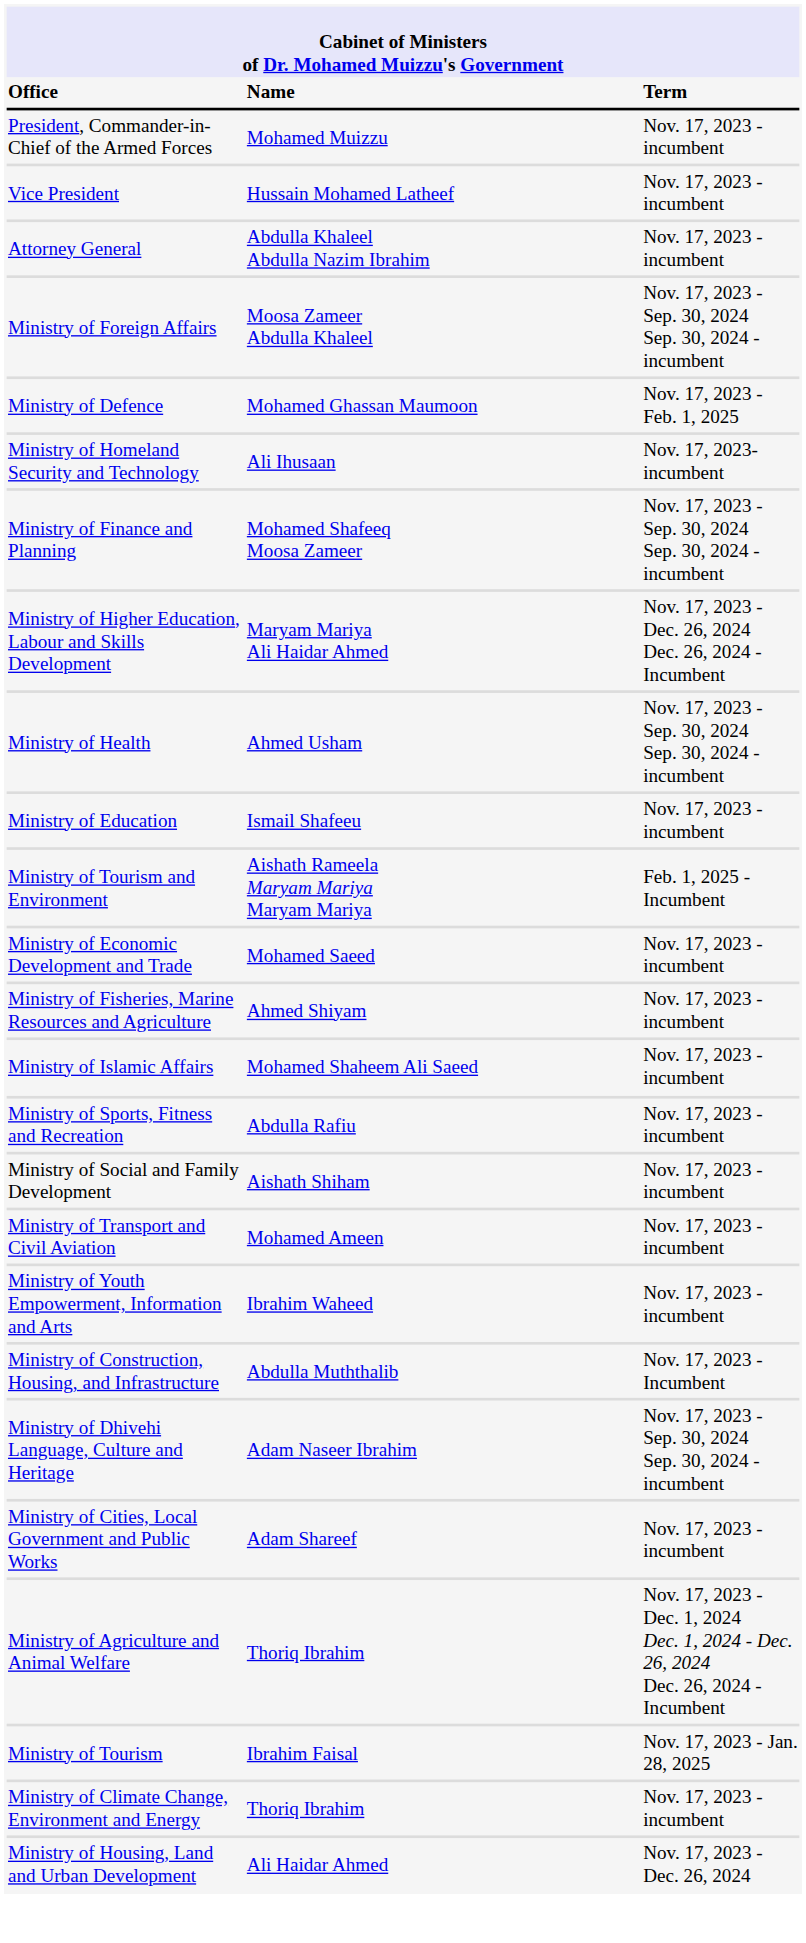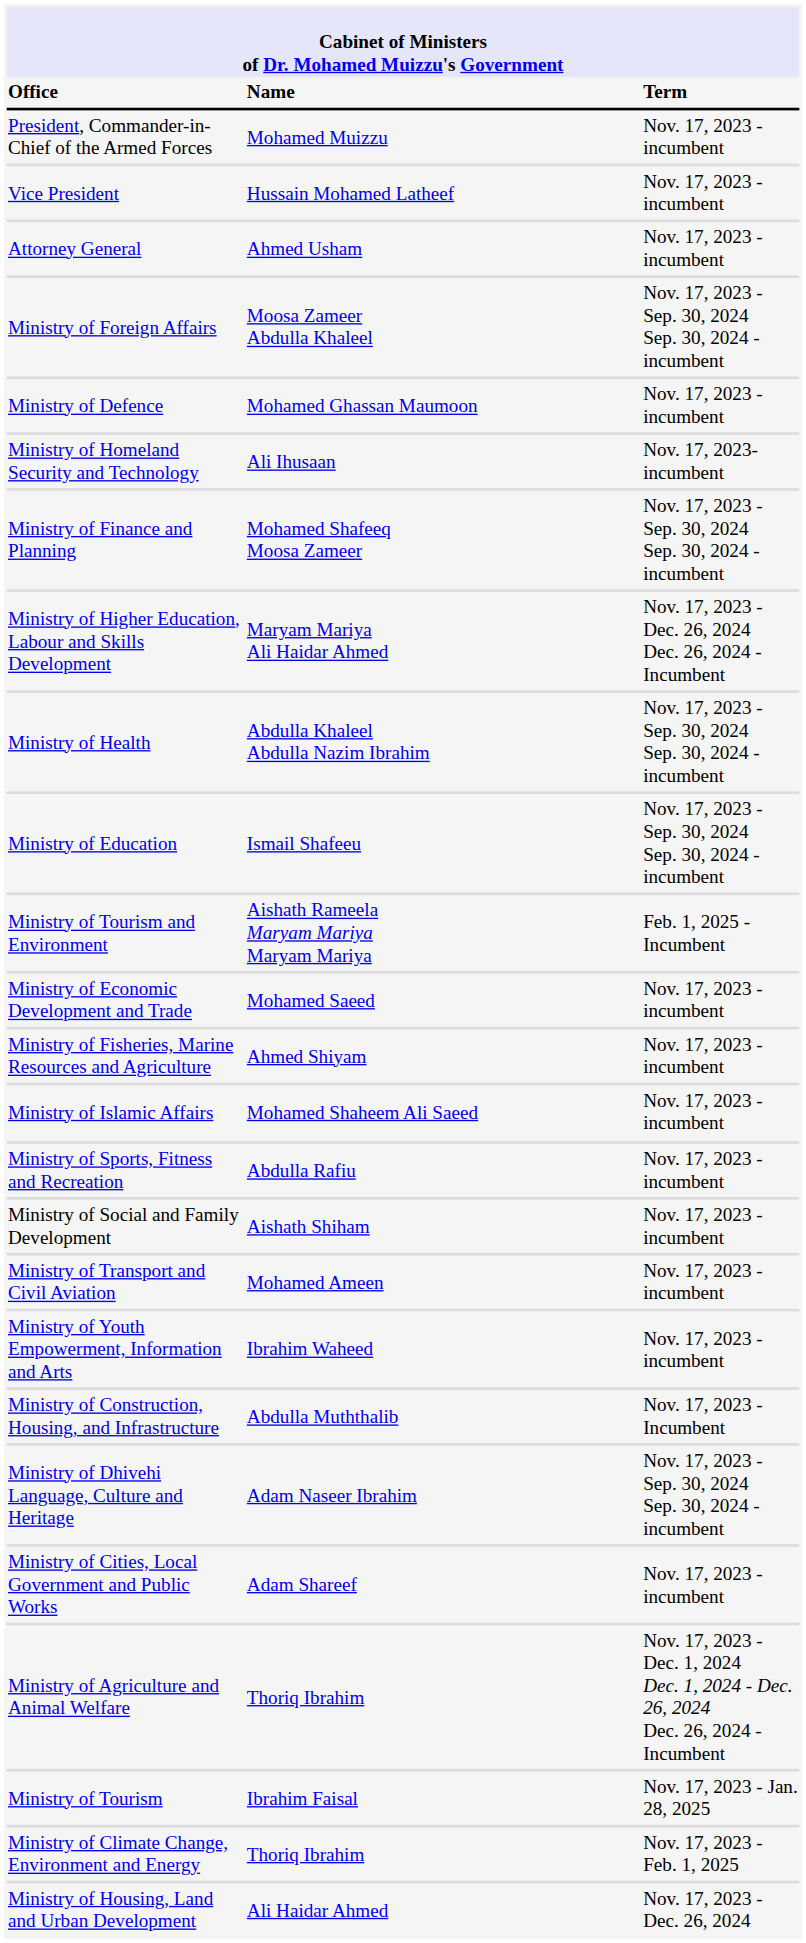(338, 248) Abdulla Khaleel Abdulla Nazim Ibrahim -> (305, 248) Ahmed Usham
(703, 405) Nov. 17, 2023 - Feb. 1, 2025 -> (703, 405) Nov. 17, 2023 - incumbent
(305, 741) Ahmed Usham -> (338, 741) Abdulla Khaleel Abdulla Nazim Ibrahim
(703, 820) Nov. 17, 2023 - incumbent -> (703, 843) Nov. 17, 2023 - Sep. 30, 2024 Sep. 30, 2024 - incumbent
(703, 1808) Nov. 17, 2023 - incumbent -> (703, 1853) Nov. 17, 2023 - Feb. 1, 2025
